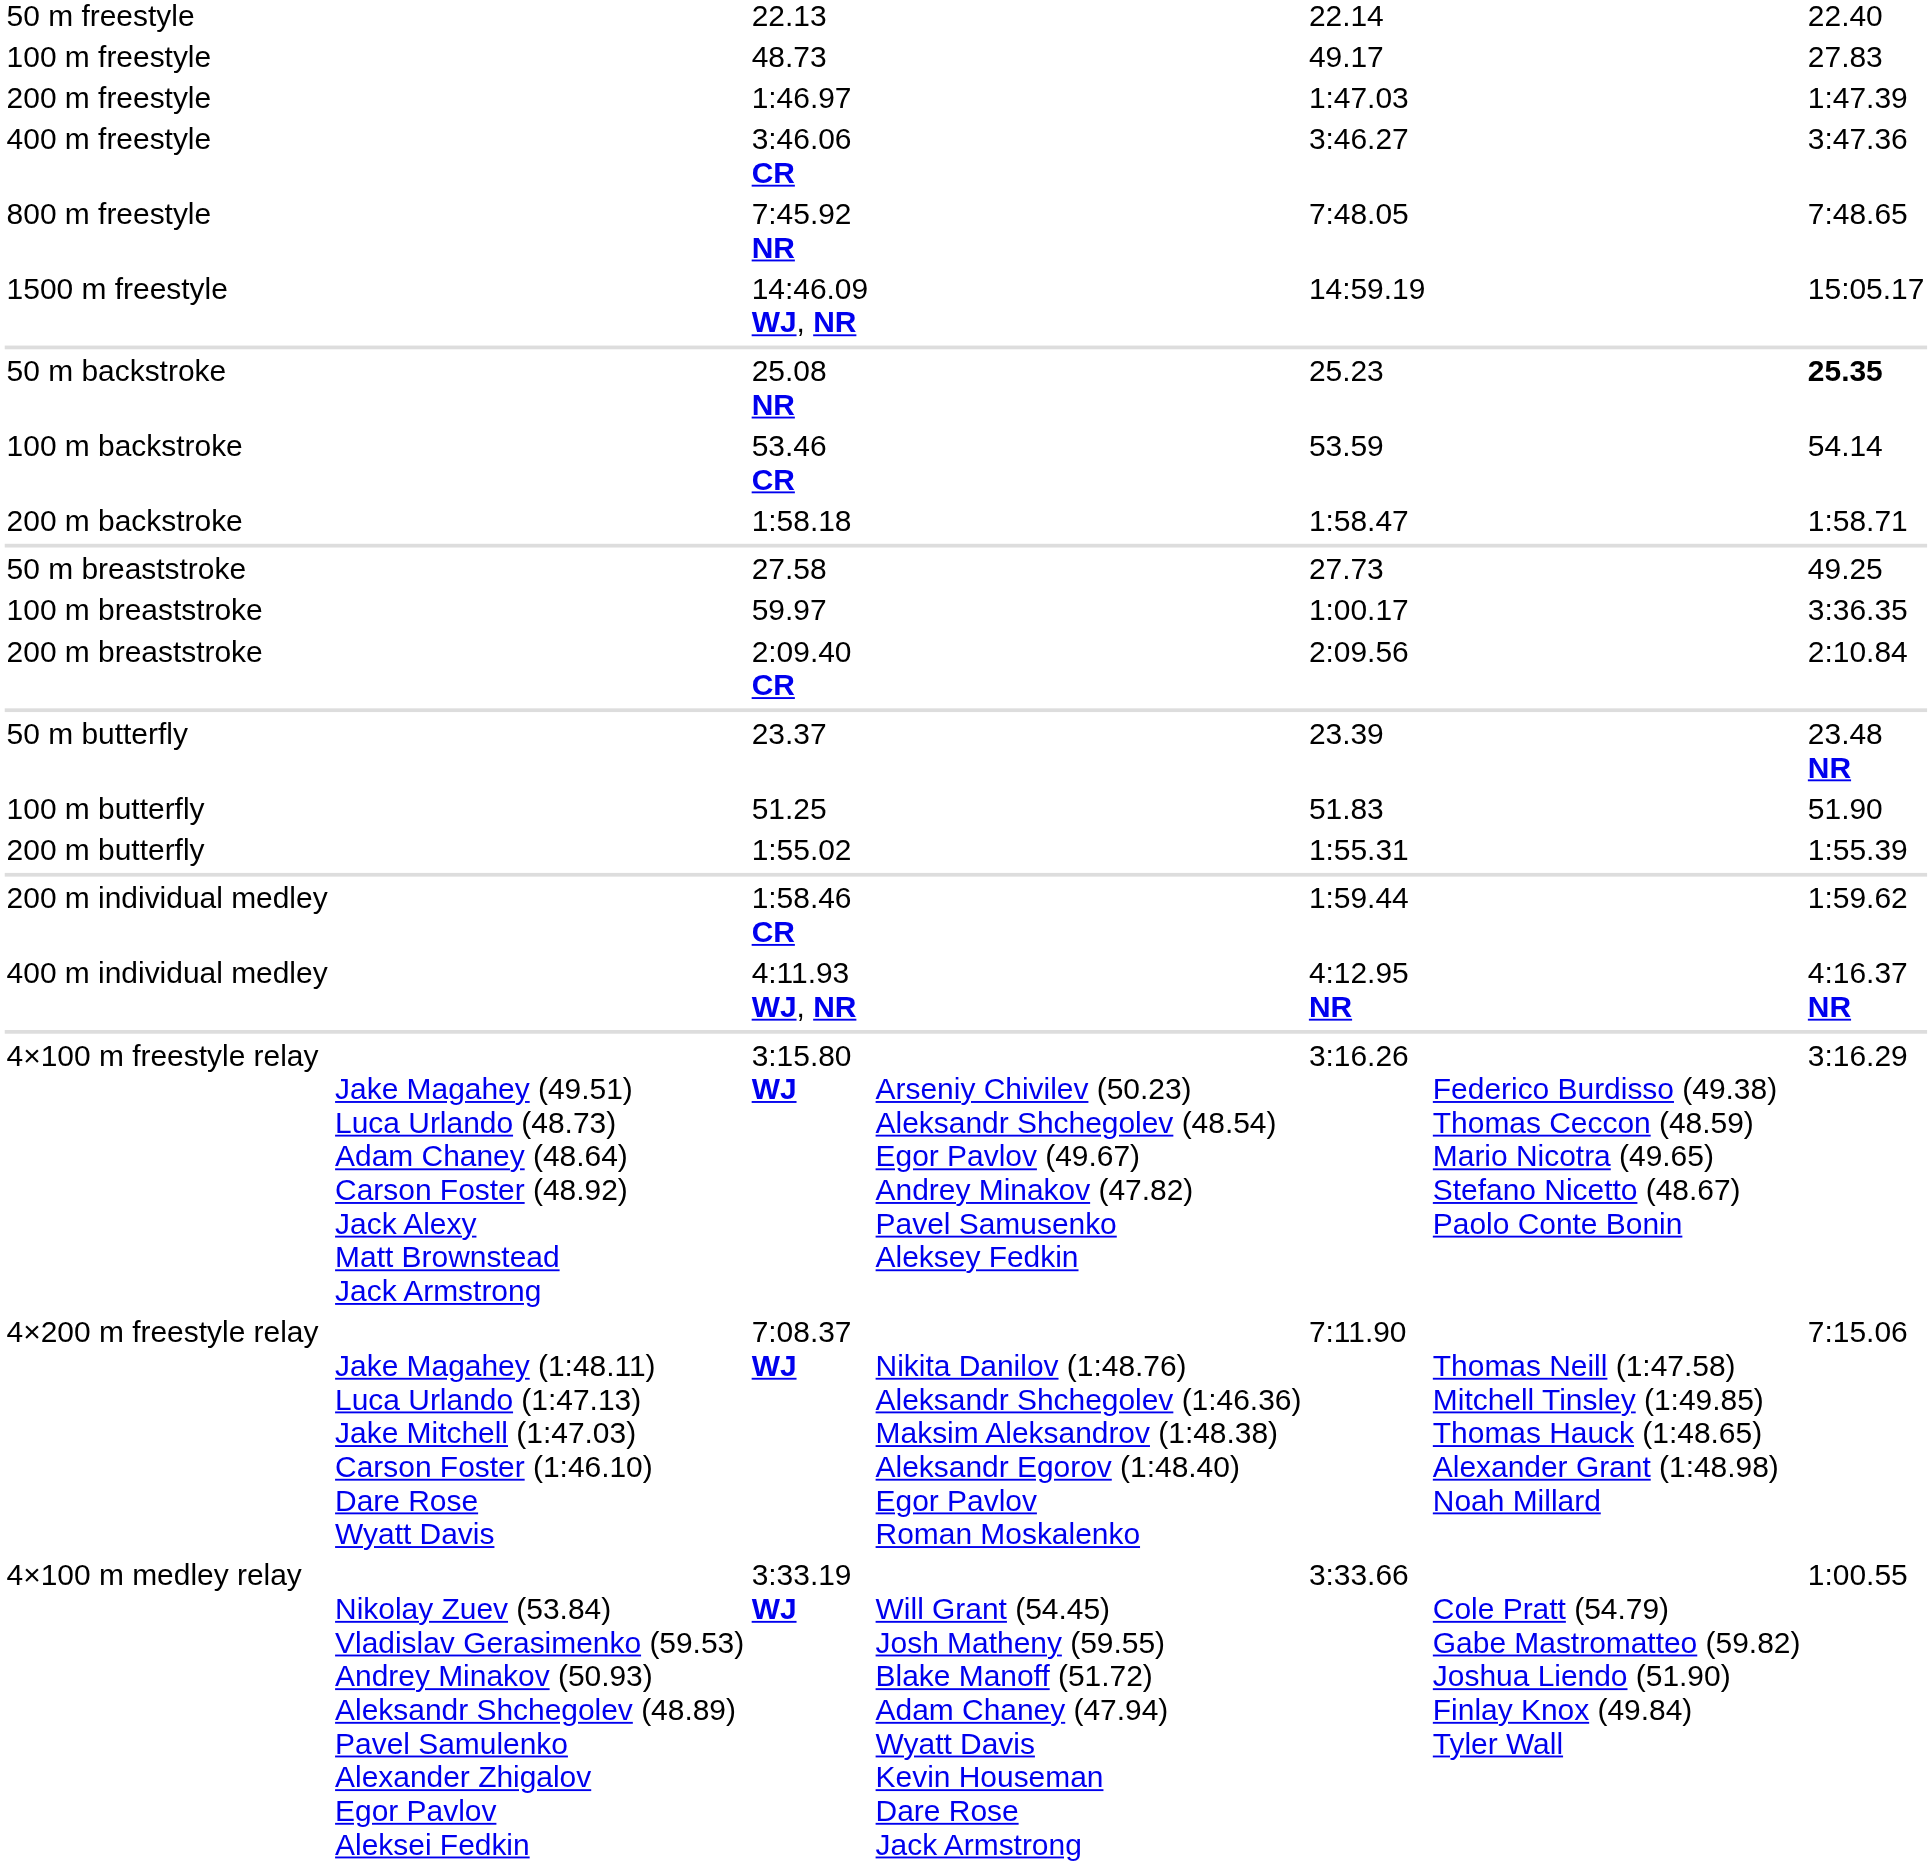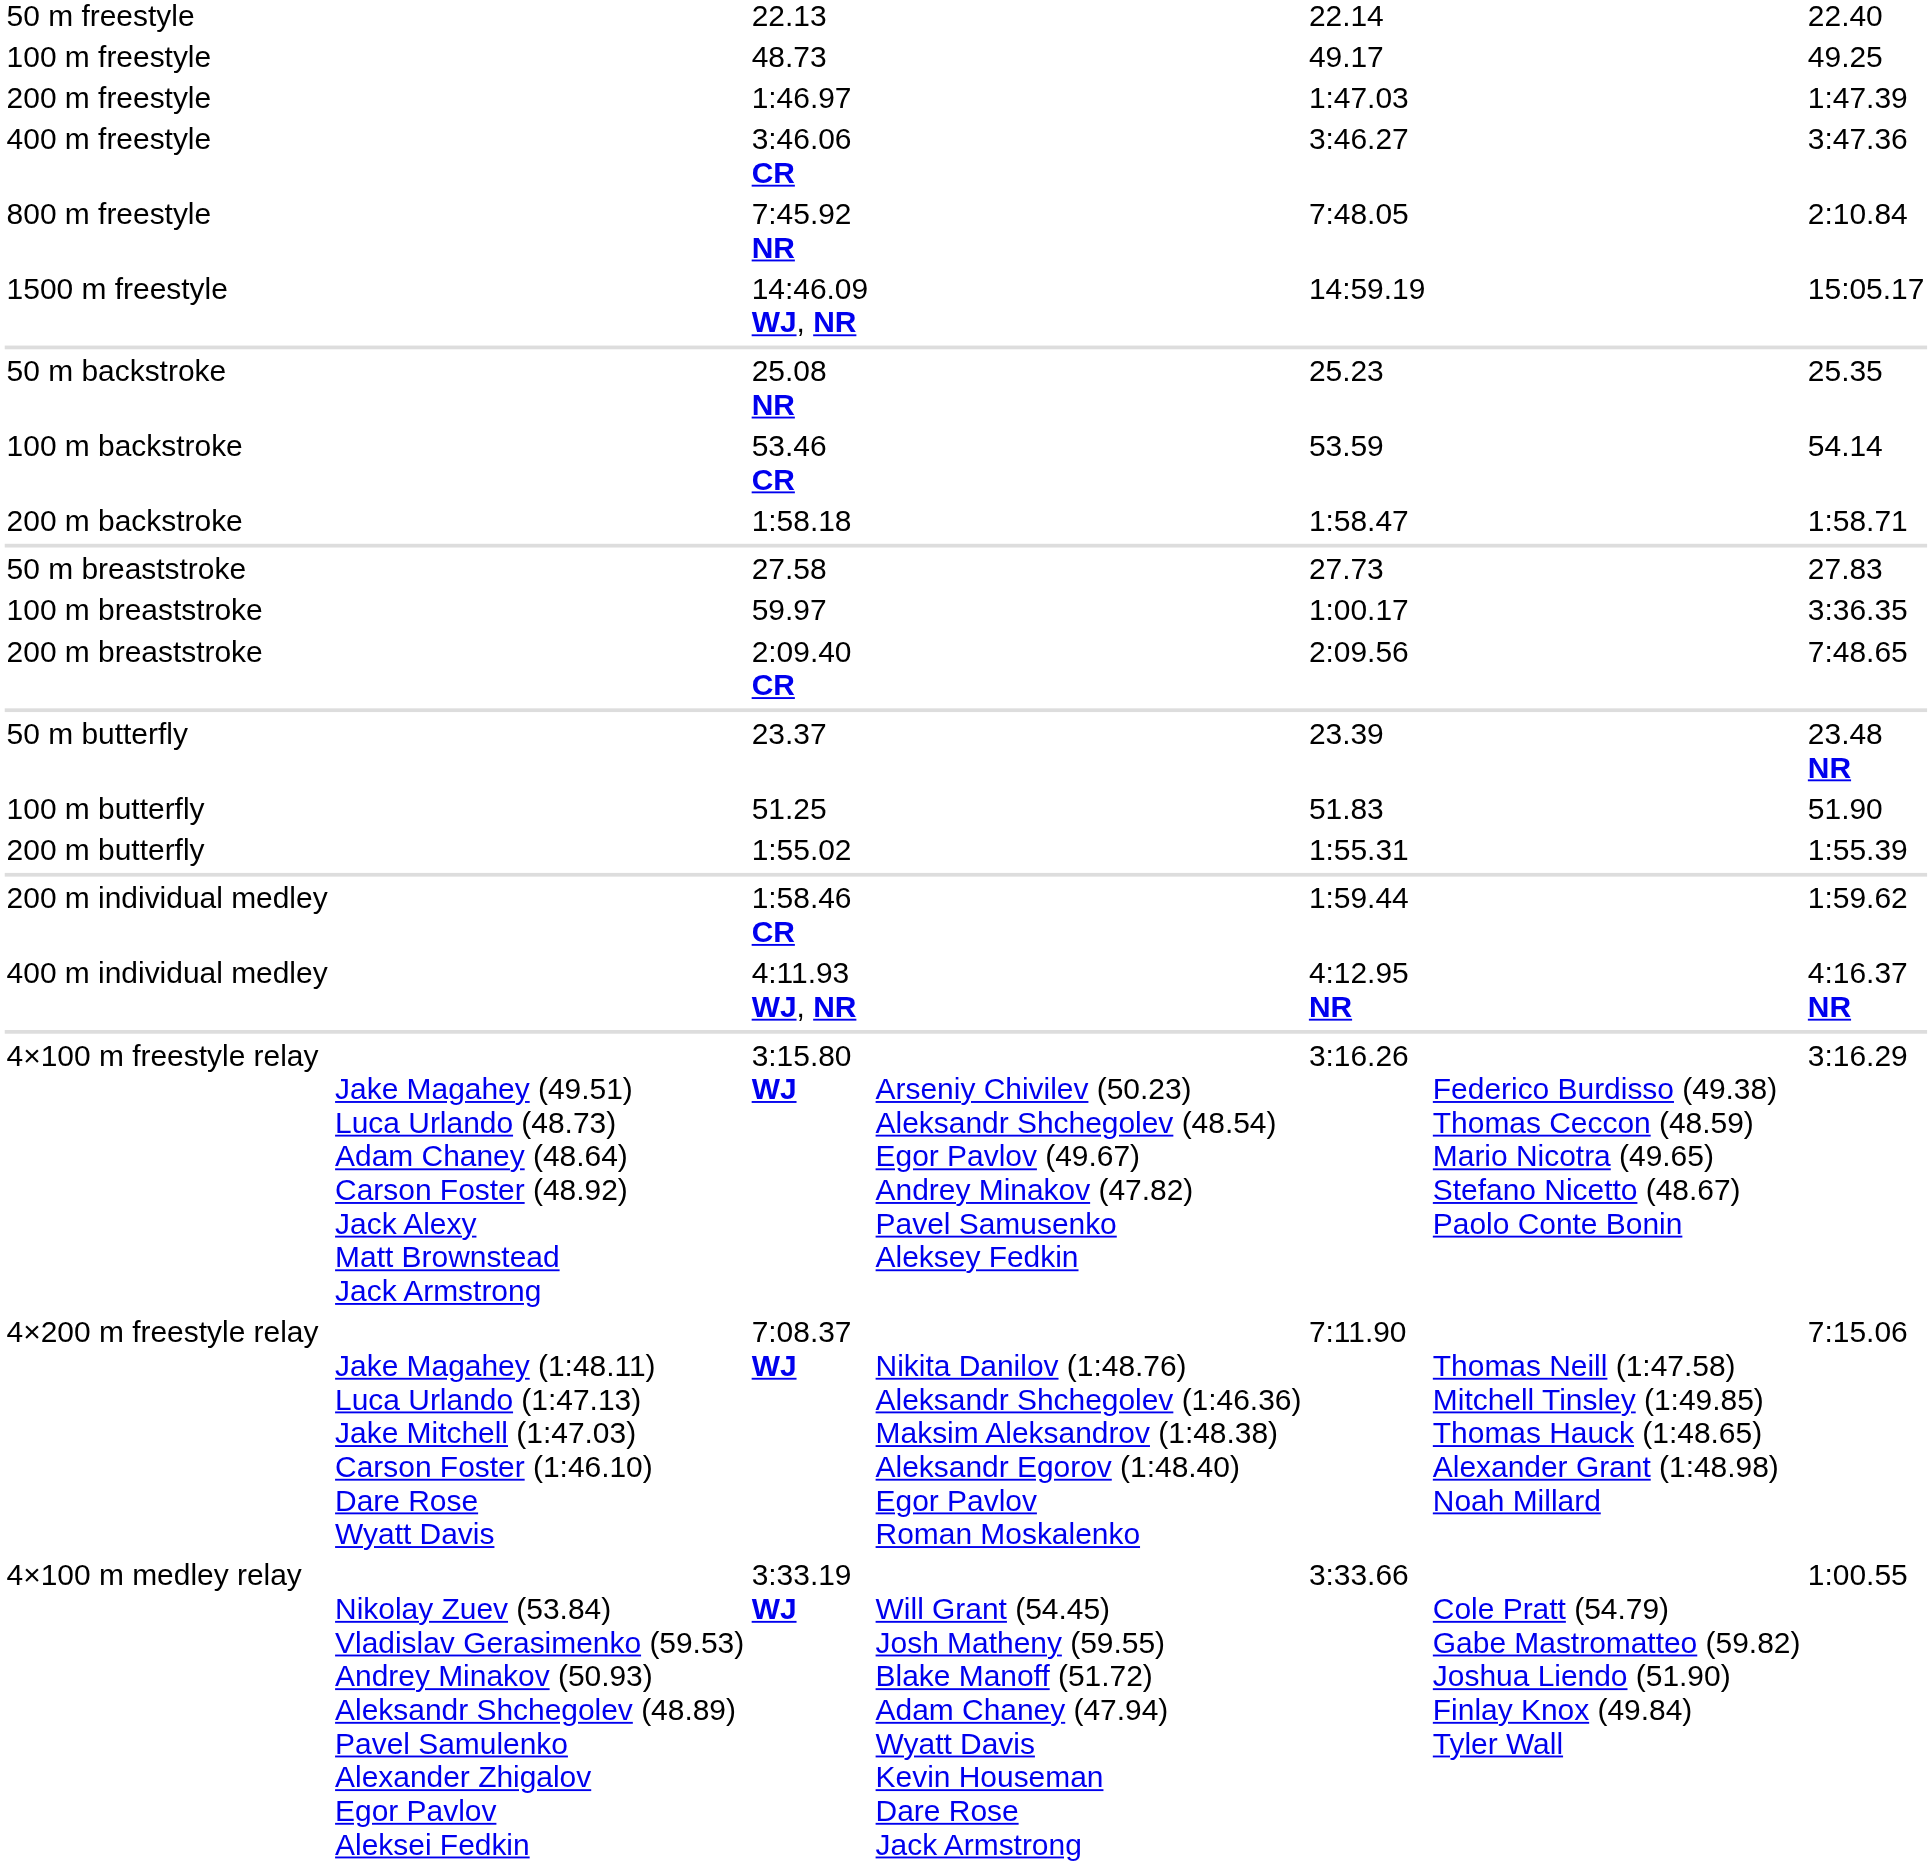(1845, 57) 27.83 -> (1845, 57) 49.25
(1858, 214) 7:48.65 -> (1858, 214) 2:10.84
(1845, 371) bold -> (1845, 371) normal
(1845, 569) 49.25 -> (1845, 569) 27.83
(1858, 651) 2:10.84 -> (1858, 651) 7:48.65
